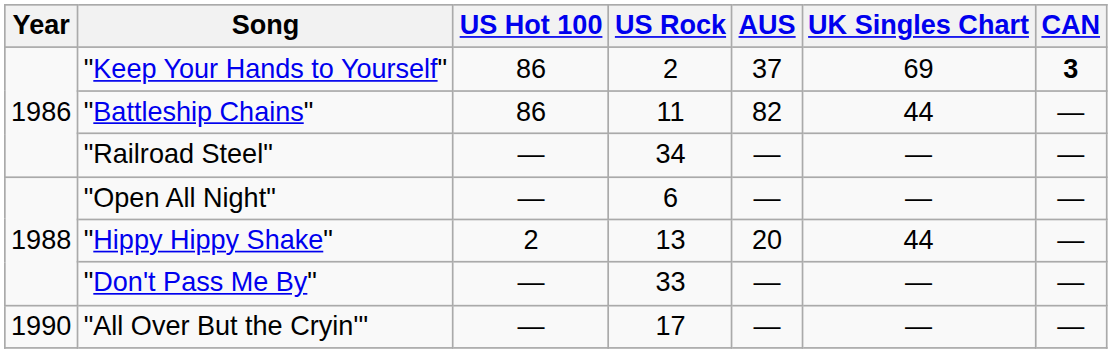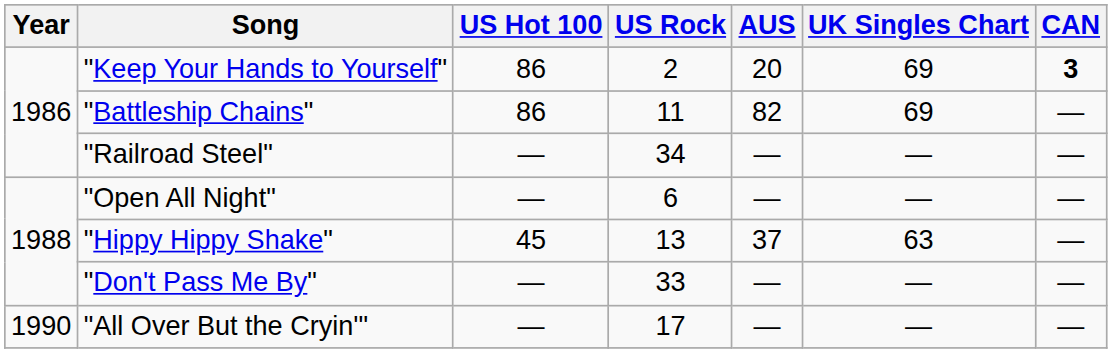(767, 68) 37 -> (767, 68) 20
(919, 111) 44 -> (919, 111) 69
(531, 240) 2 -> (531, 240) 45
(767, 240) 20 -> (767, 240) 37
(919, 240) 44 -> (919, 240) 63
